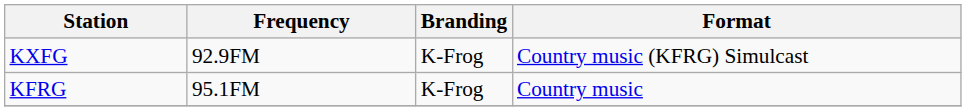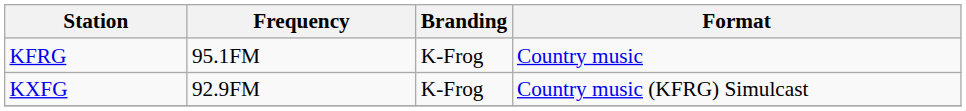rows swapped: (38, 88) <-> (39, 55)
